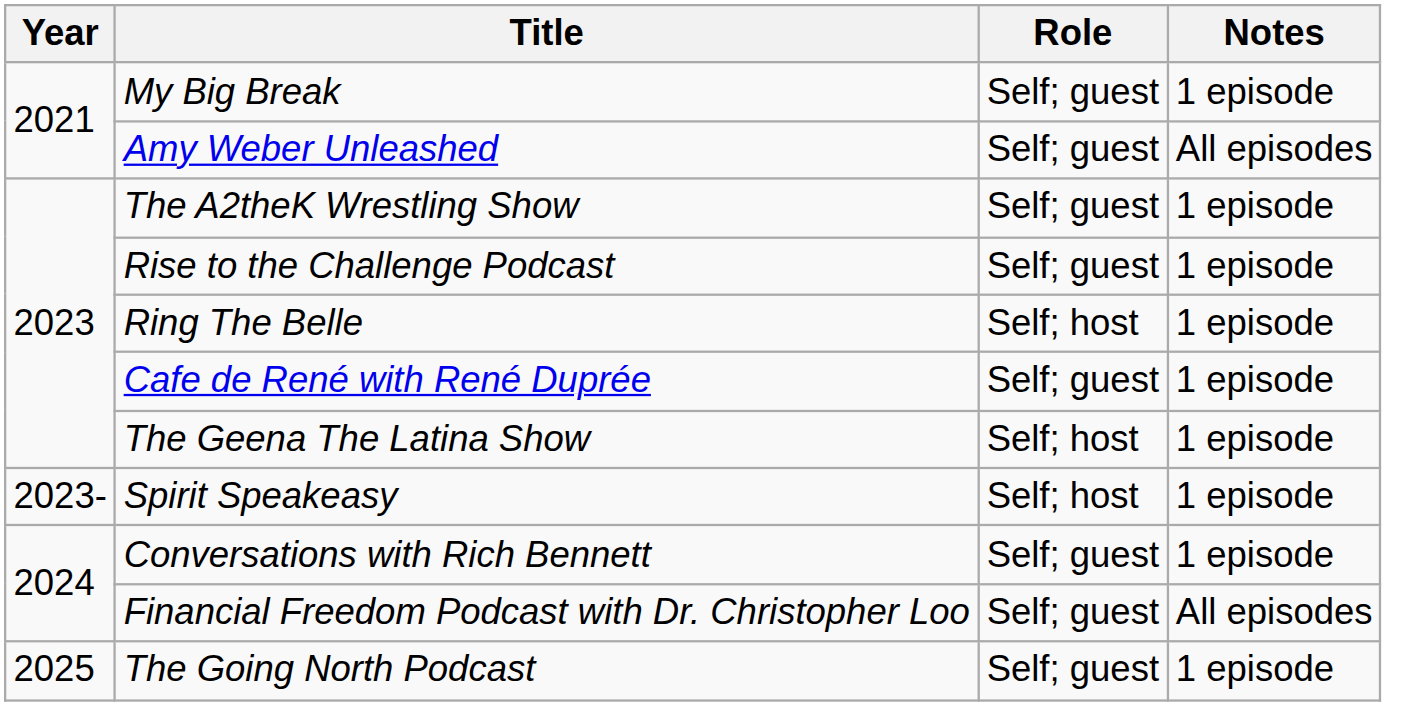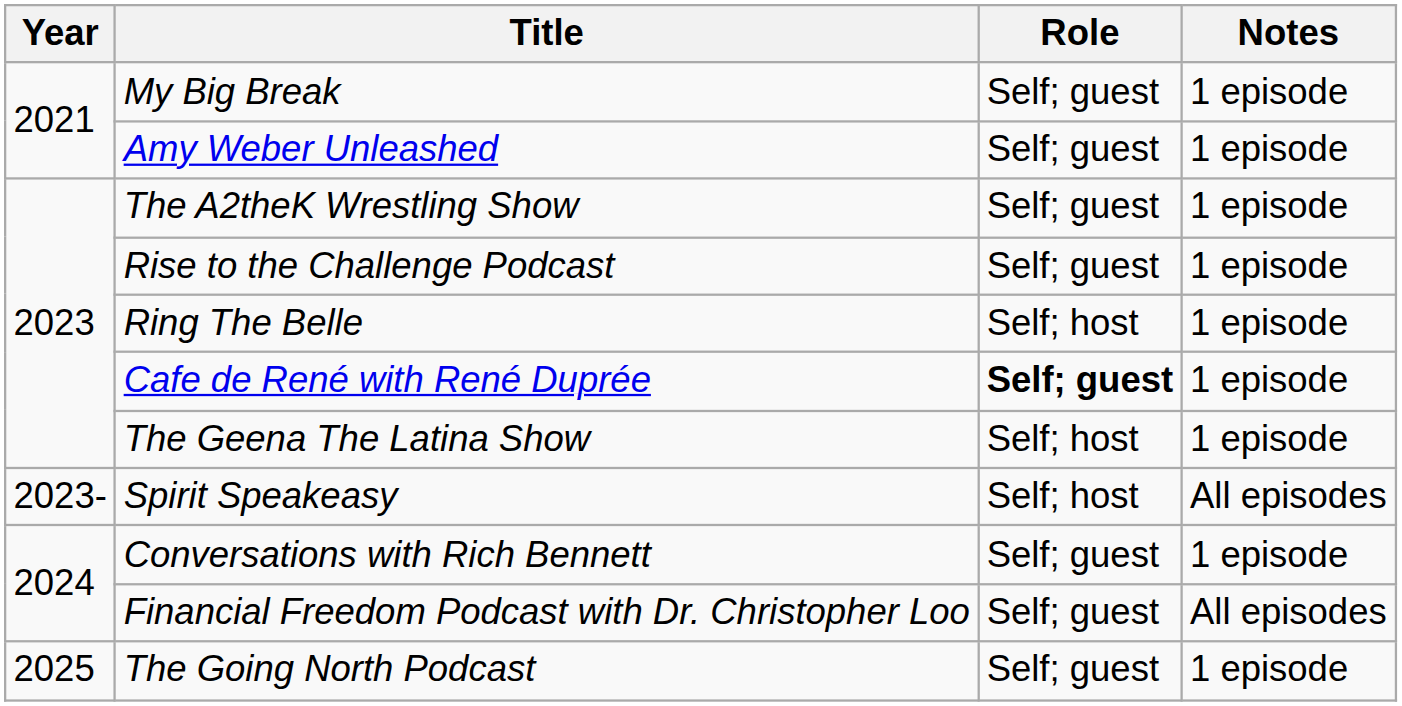(1274, 149) All episodes -> (1269, 149) 1 episode
(1073, 380) normal -> (1080, 380) bold
(1255, 496) 1 episode -> (1288, 496) All episodes
